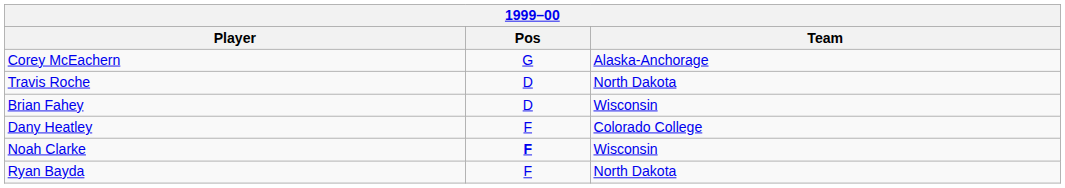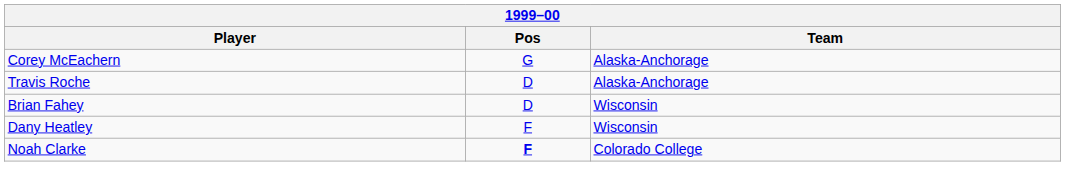(635, 82) North Dakota -> (651, 82) Alaska-Anchorage
(648, 127) Colorado College -> (626, 127) Wisconsin
(626, 149) Wisconsin -> (648, 149) Colorado College
- row: (46, 171)
